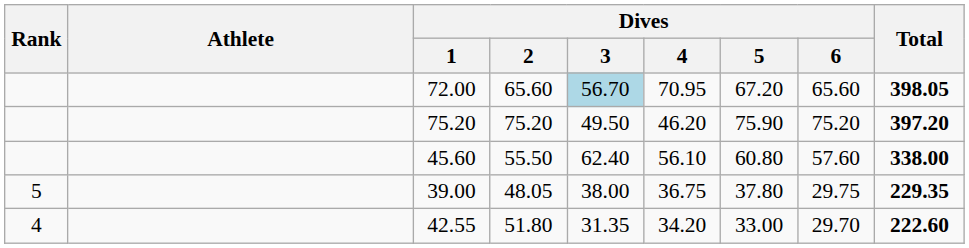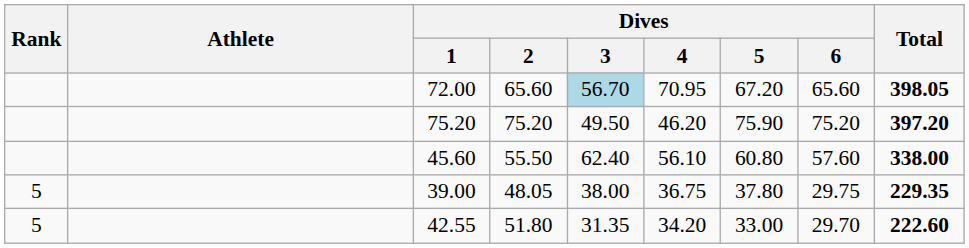(36, 225) 4 -> (36, 225) 5
